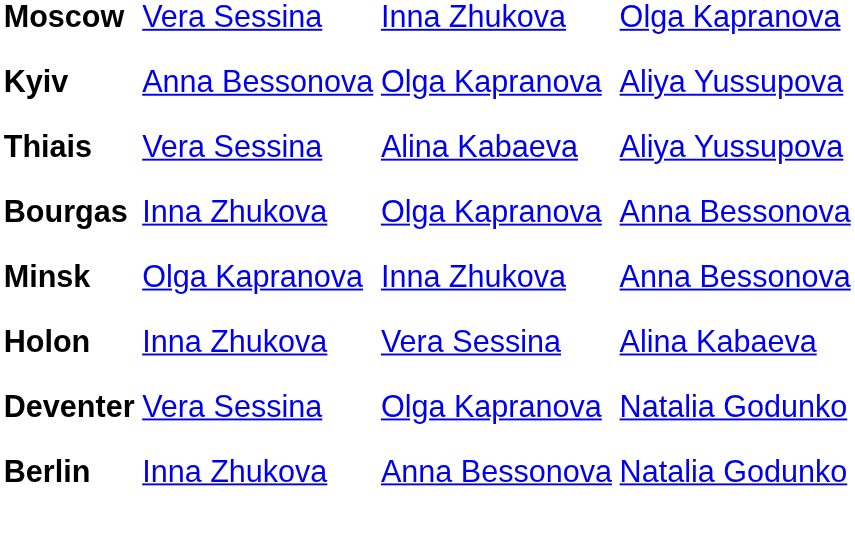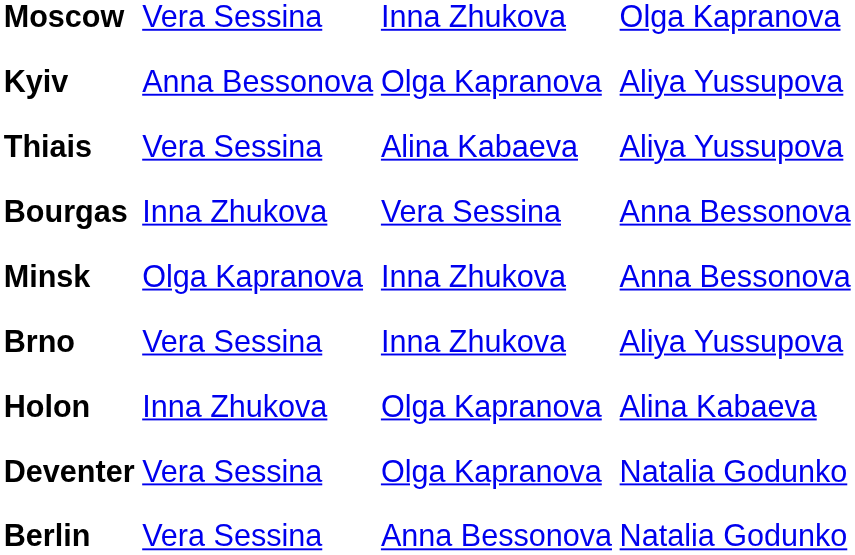(491, 211) Olga Kapranova -> (471, 211) Vera Sessina
+ row: (39, 341)
(471, 341) Vera Sessina -> (491, 406) Olga Kapranova
(235, 471) Inna Zhukova -> (232, 536) Vera Sessina
